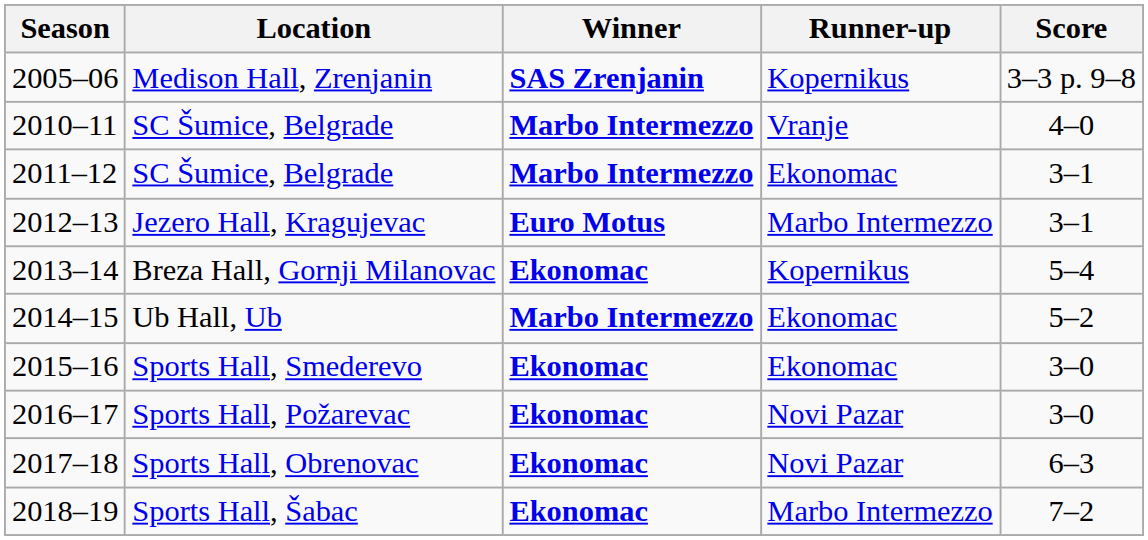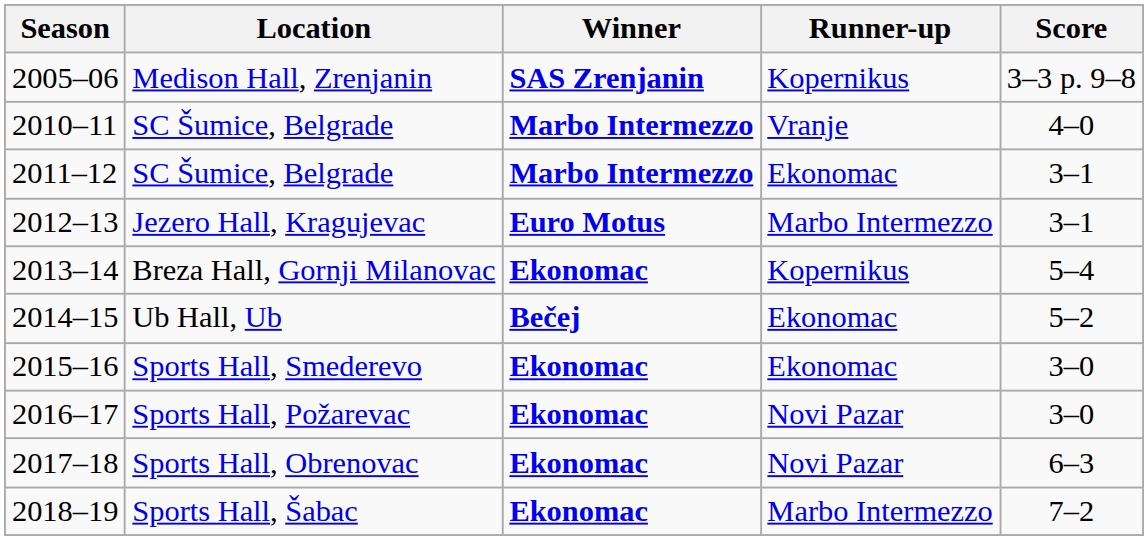(631, 317) Marbo Intermezzo -> (545, 317) Bečej
